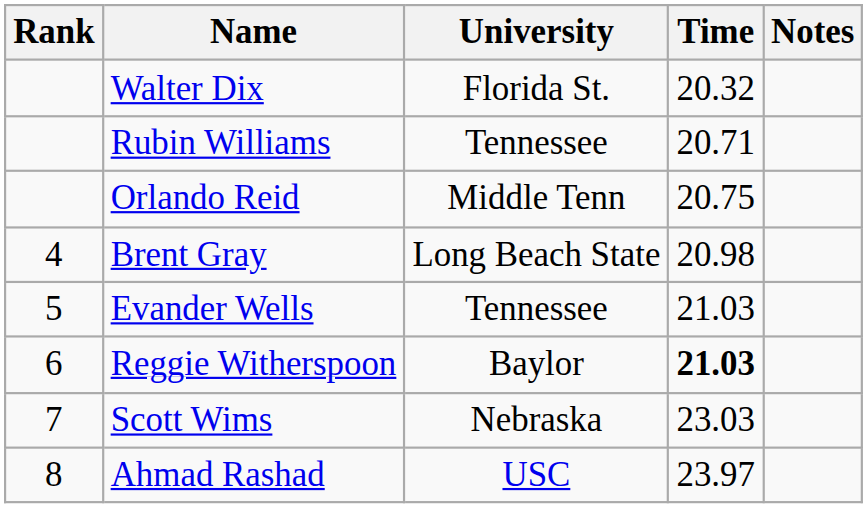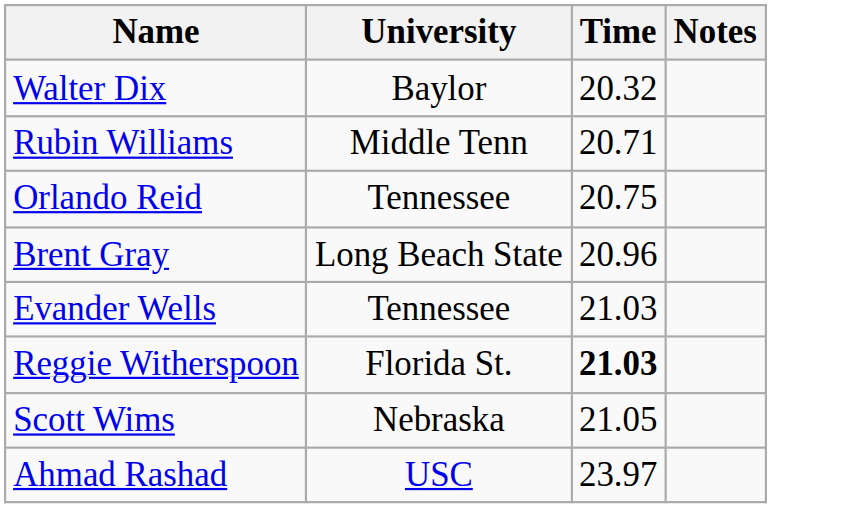- column: (54, 32)
(536, 87) Florida St. -> (439, 87) Baylor
(536, 142) Tennessee -> (439, 142) Middle Tenn
(536, 198) Middle Tenn -> (439, 198) Tennessee
(716, 253) 20.98 -> (618, 253) 20.96
(536, 364) Baylor -> (439, 364) Florida St.
(716, 419) 23.03 -> (618, 419) 21.05
